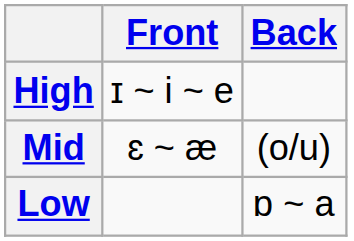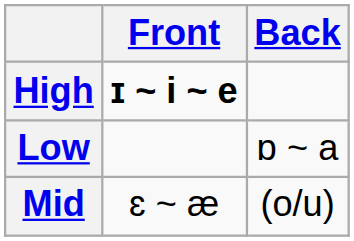(172, 90) normal -> (174, 90) bold
rows swapped: (54, 147) <-> (54, 205)
